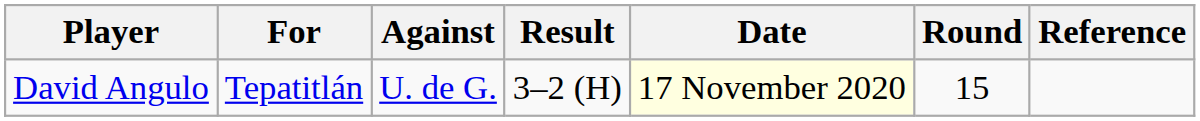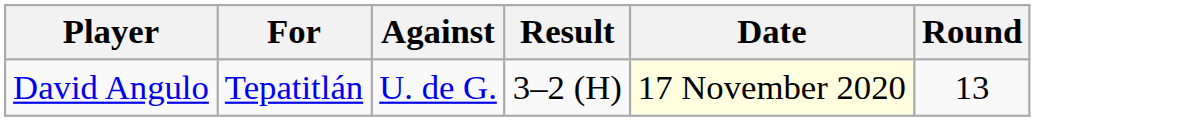- column: (1112, 32)
(972, 87) 15 -> (972, 87) 13
